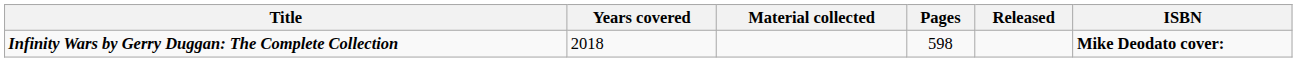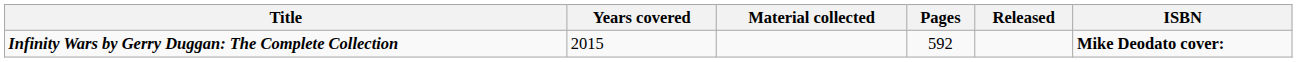(587, 43) 2018 -> (587, 43) 2015
(940, 43) 598 -> (940, 43) 592
